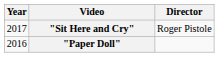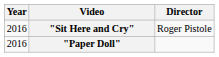(17, 28) 2017 -> (17, 28) 2016
